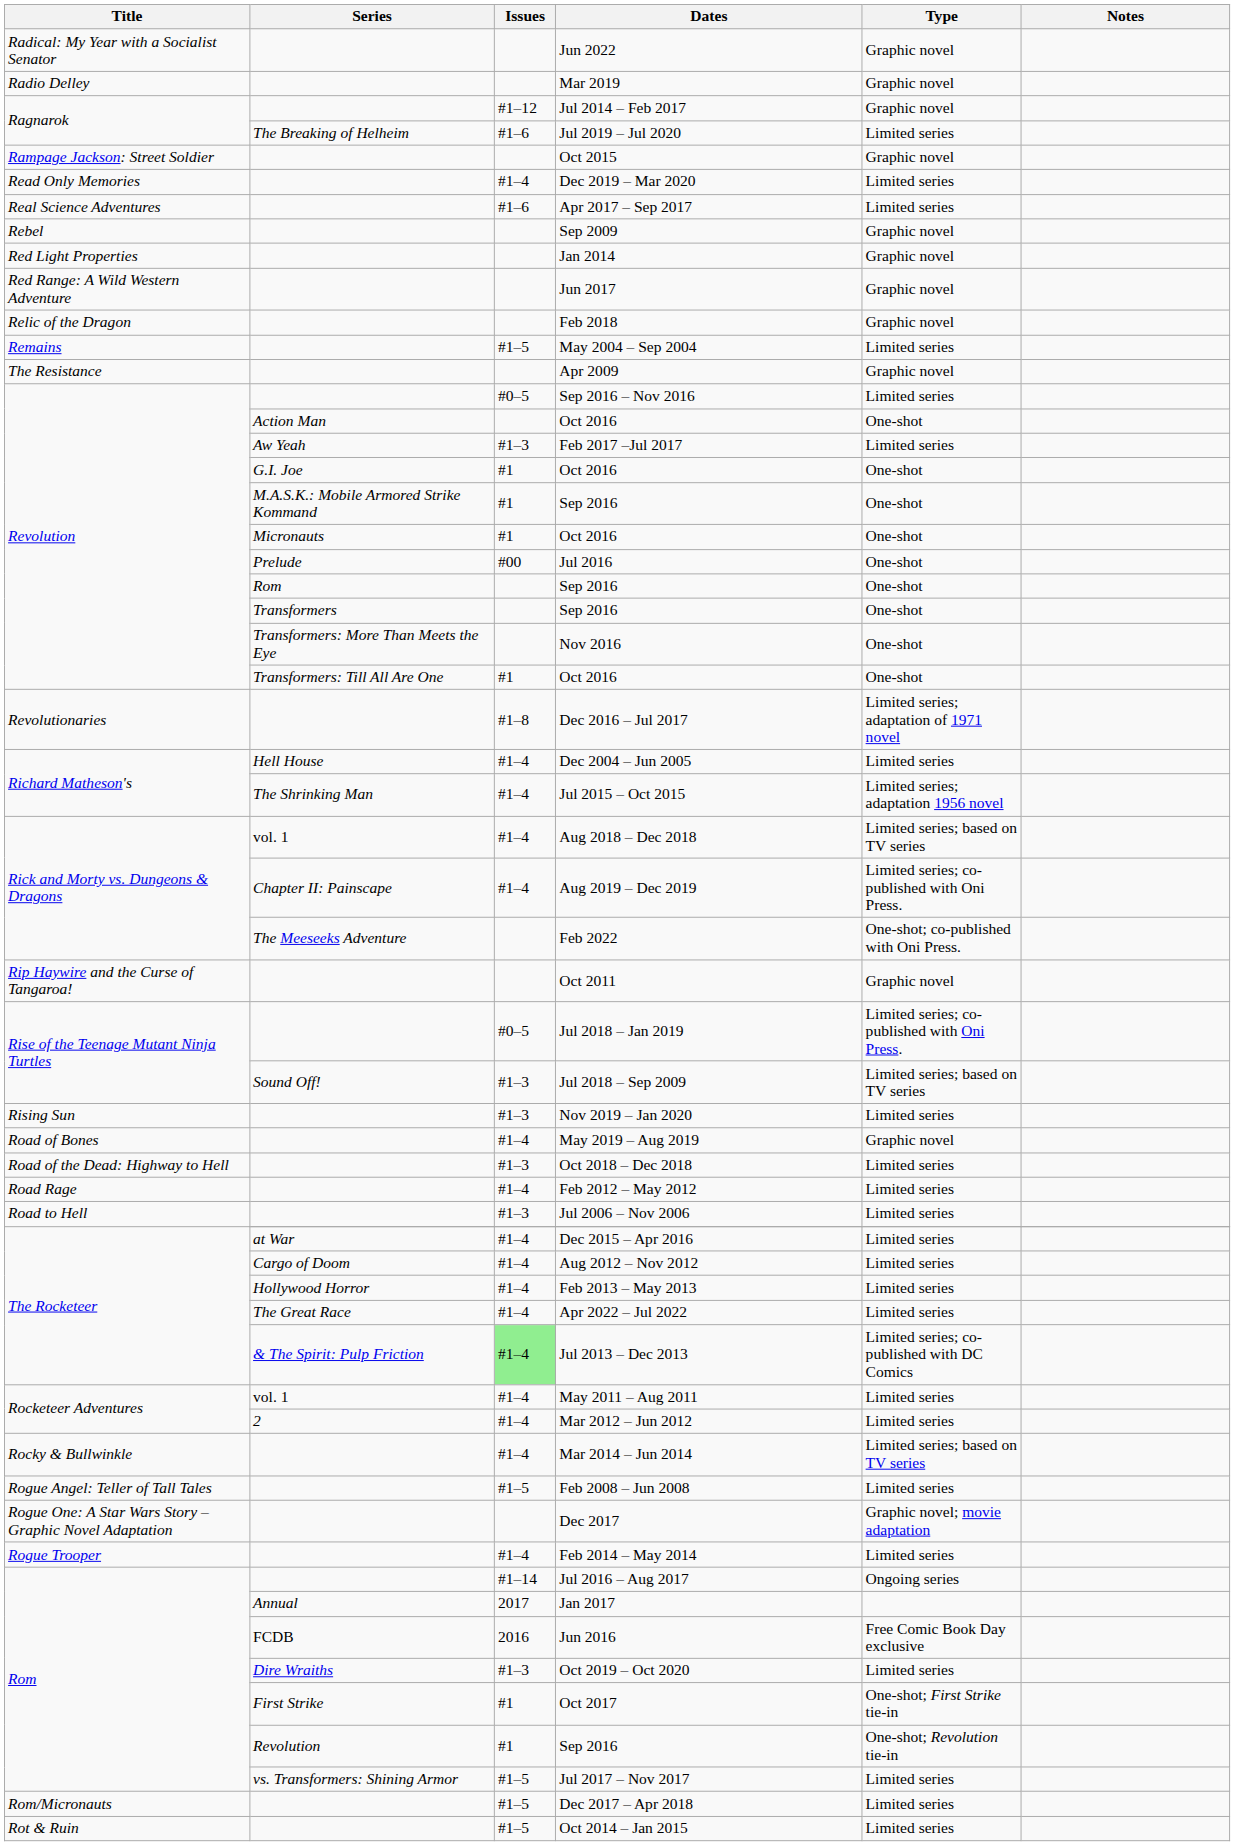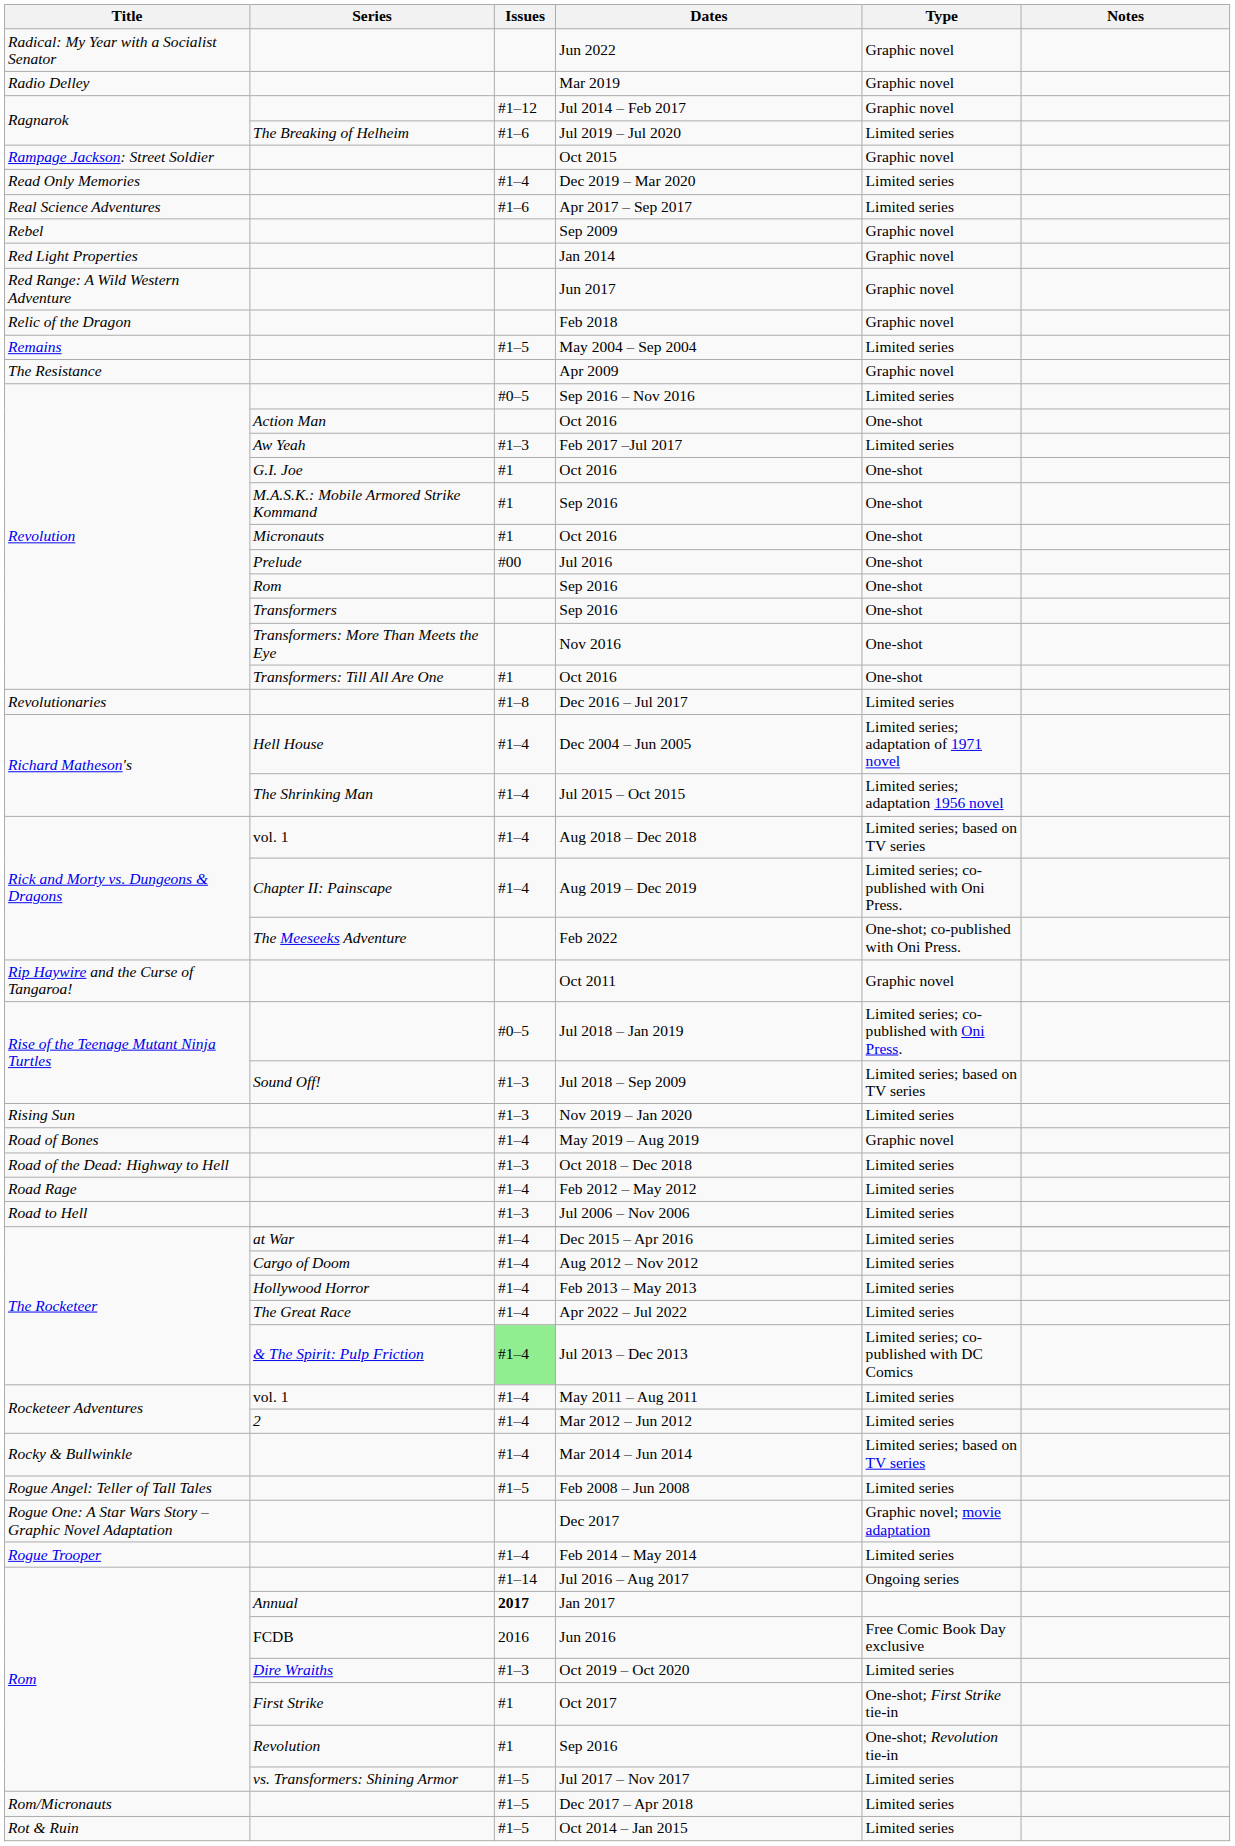(924, 719) Limited series; adaptation of 1971 novel -> (910, 701) Limited series
(910, 761) Limited series -> (924, 744) Limited series; adaptation of 1971 novel
(514, 1603) normal -> (514, 1603) bold
